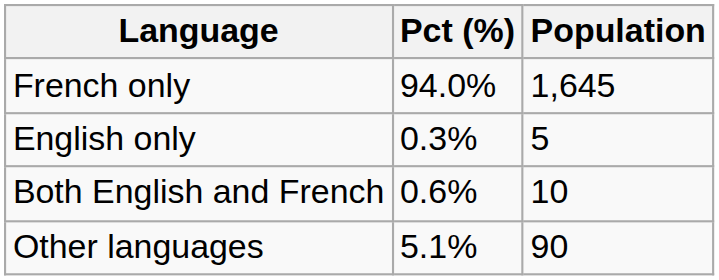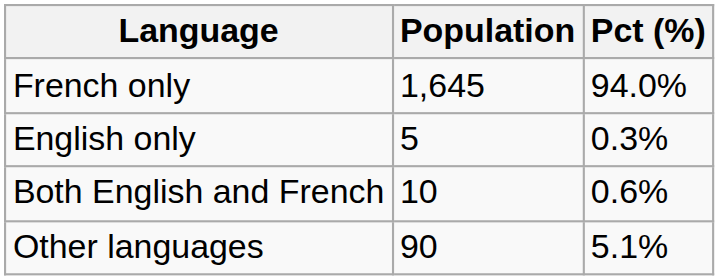columns swapped: (618, 31) <-> (457, 31)
